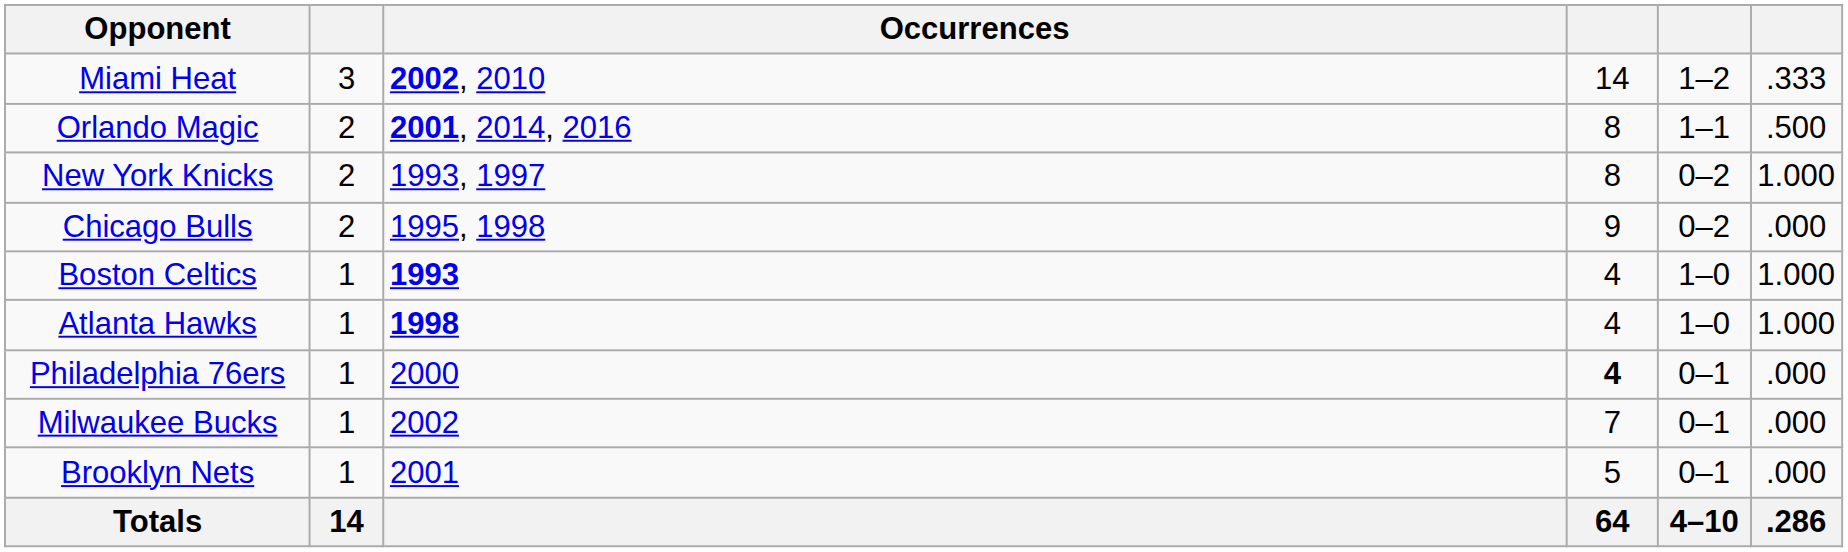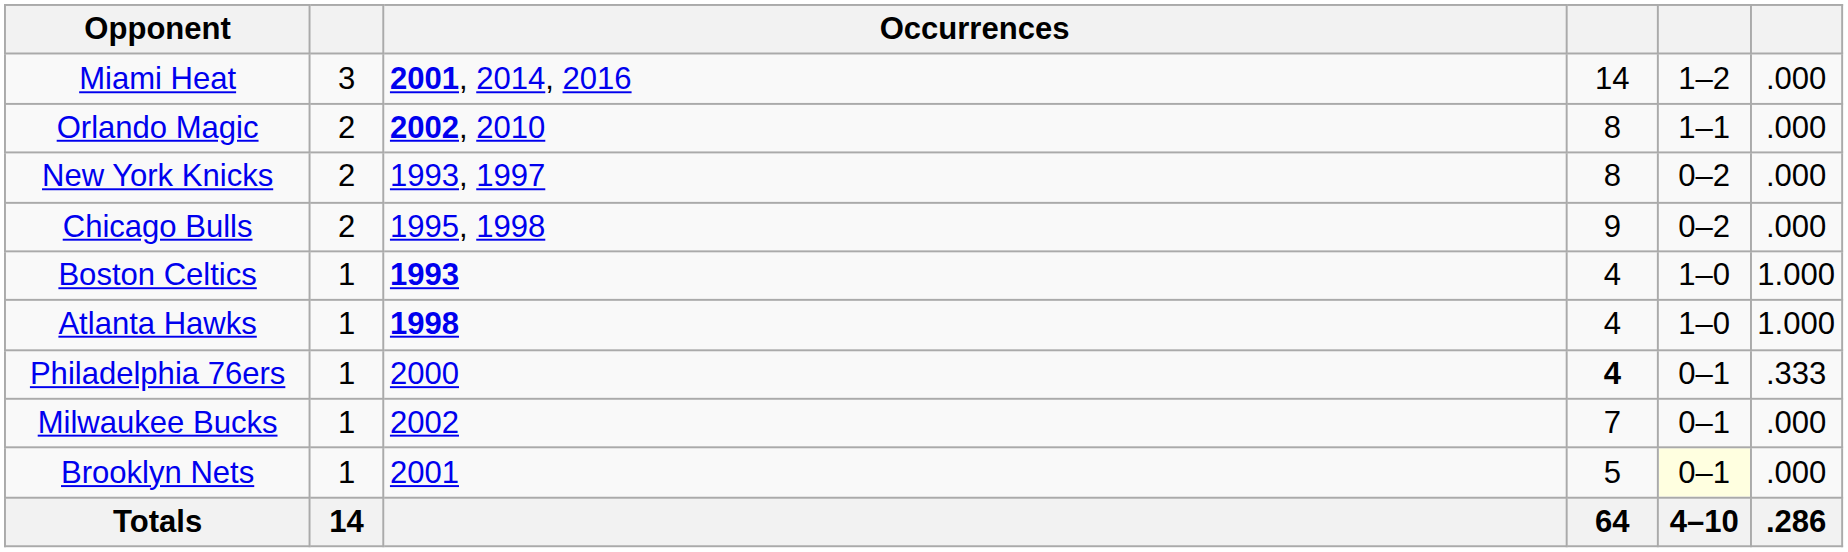(468, 78) 2002, 2010 -> (511, 78) 2001, 2014, 2016
(1796, 78) .333 -> (1796, 78) .000
(511, 127) 2001, 2014, 2016 -> (468, 127) 2002, 2010
(1796, 127) .500 -> (1796, 127) .000
(1796, 176) 1.000 -> (1796, 176) .000
(1796, 373) .000 -> (1796, 373) .333
(1704, 472) no background -> (1704, 472) lightyellow background
